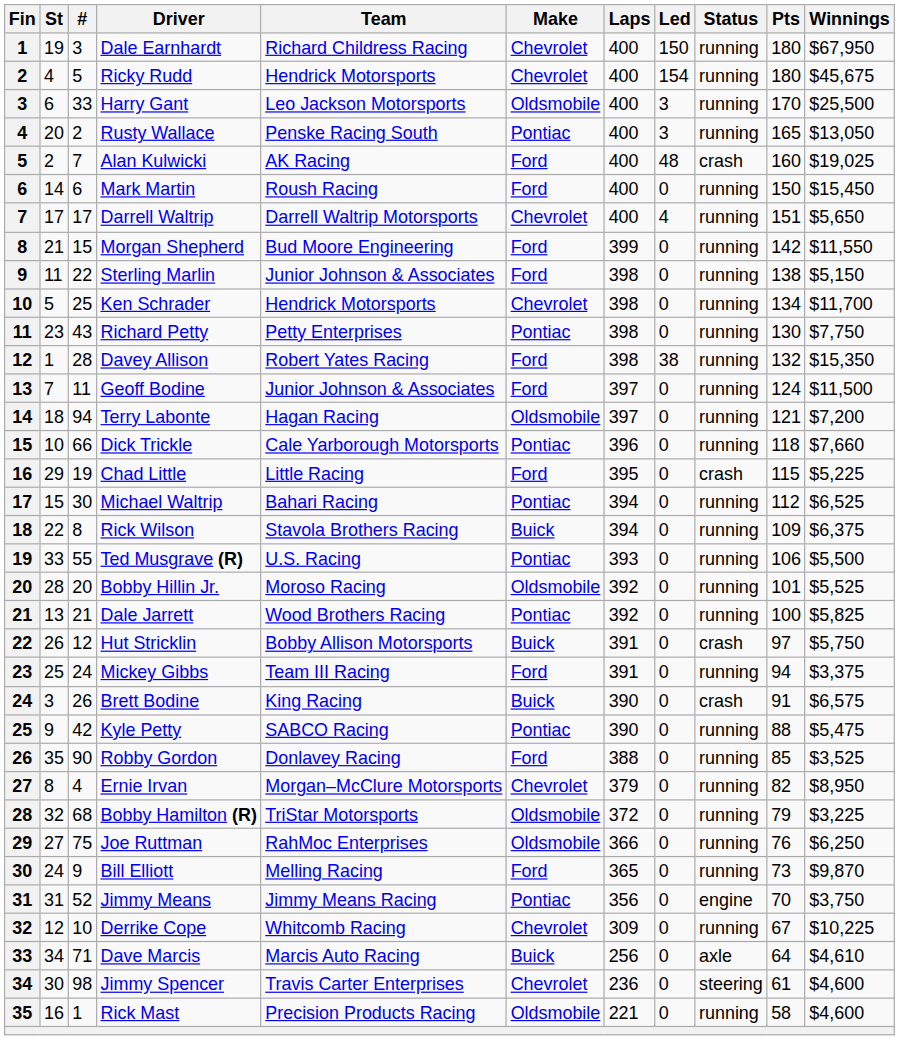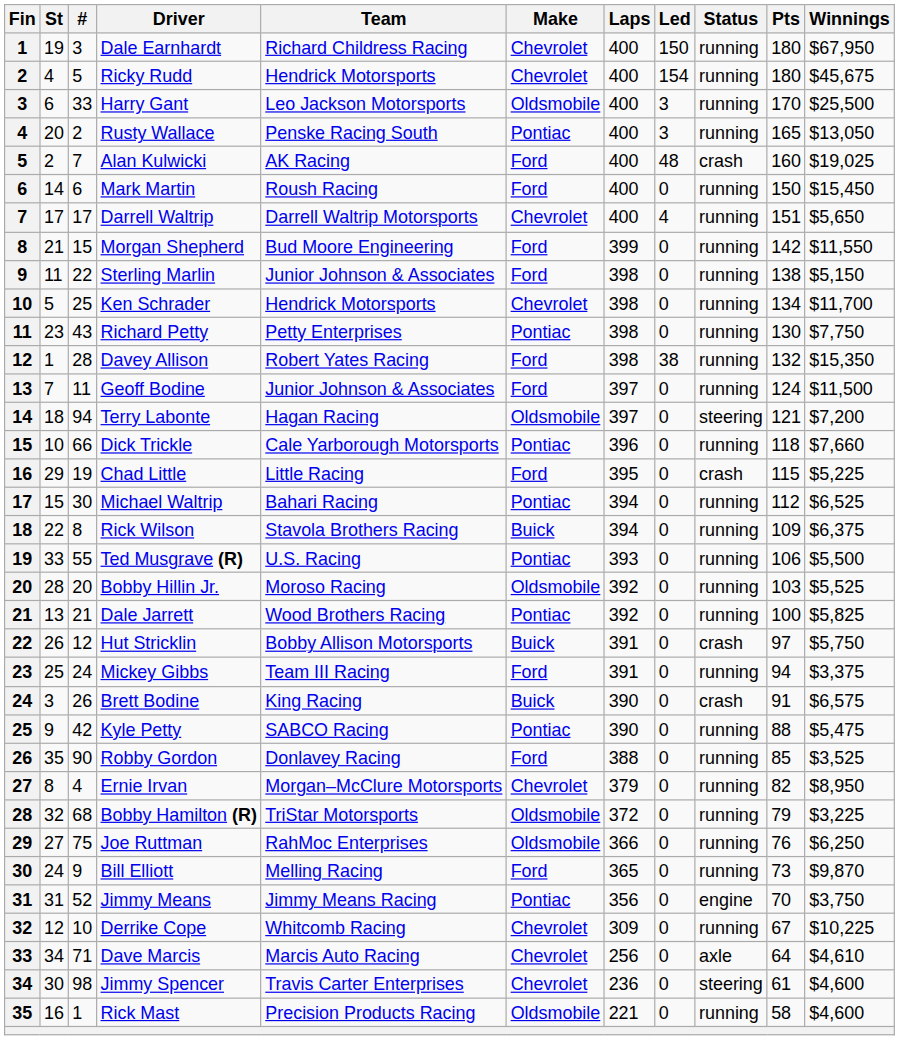(729, 416) running -> (731, 416) steering
(786, 587) 101 -> (786, 587) 103
(533, 956) Buick -> (549, 956) Chevrolet
